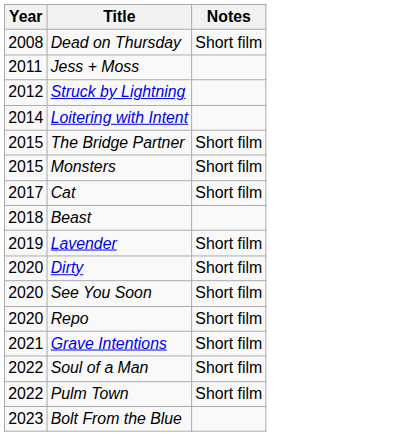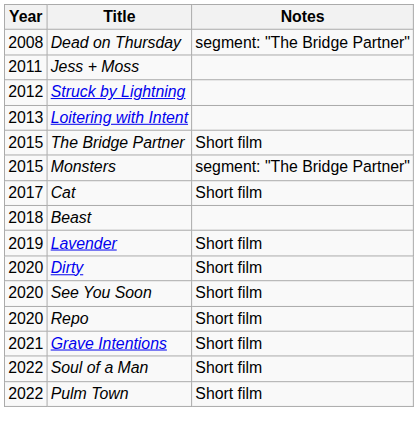(229, 42) Short film -> (303, 42) segment: "The Bridge Partner"
(26, 117) 2014 -> (26, 117) 2013
(229, 167) Short film -> (303, 167) segment: "The Bridge Partner"
- row: (116, 419)
